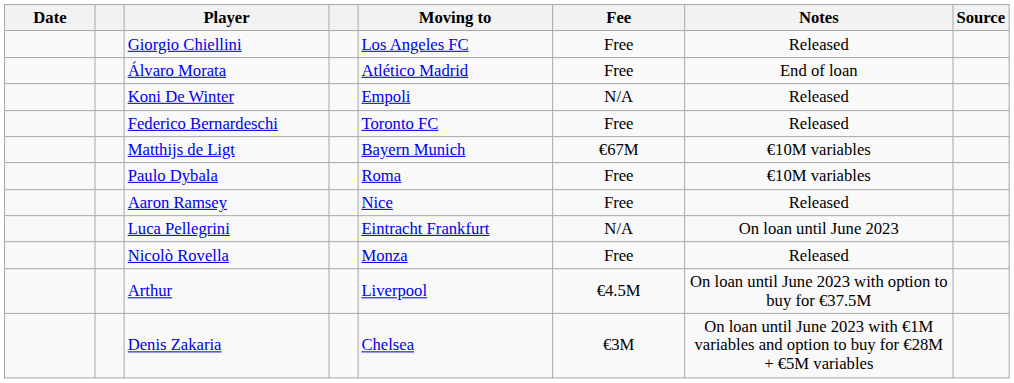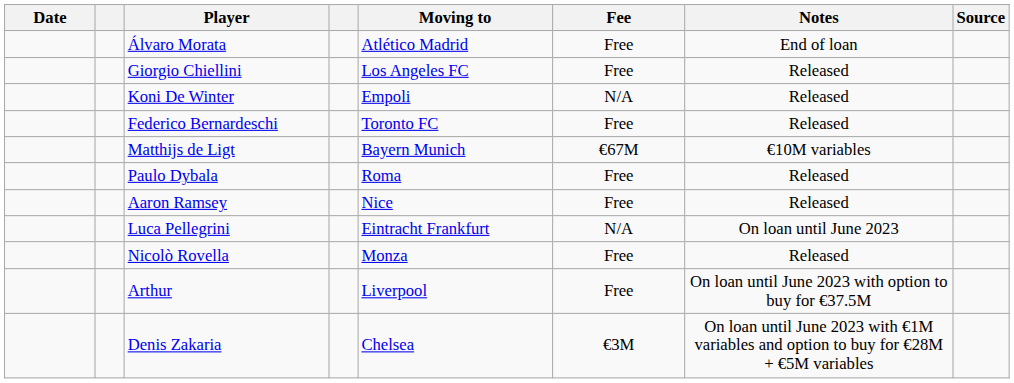rows swapped: (185, 44) <-> (177, 70)
(819, 176) €10M variables -> (819, 176) Released
(619, 290) €4.5M -> (619, 290) Free
